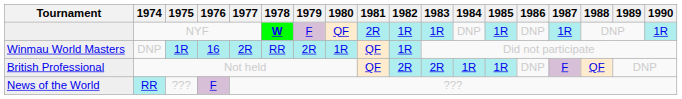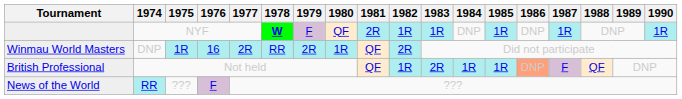(405, 49) 1R -> (405, 49) 2R
(405, 67) 2R -> (405, 67) 1R
(533, 67) no background -> (533, 67) lightsalmon background
